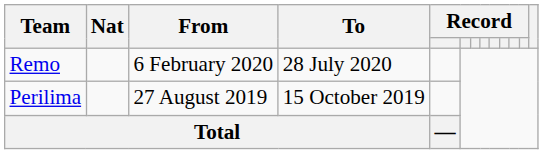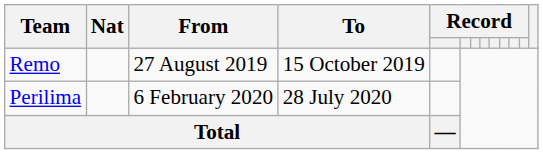(203, 64) 6 February 2020 -> (200, 64) 27 August 2019
(337, 64) 28 July 2020 -> (354, 64) 15 October 2019
(200, 97) 27 August 2019 -> (203, 97) 6 February 2020
(354, 97) 15 October 2019 -> (337, 97) 28 July 2020
